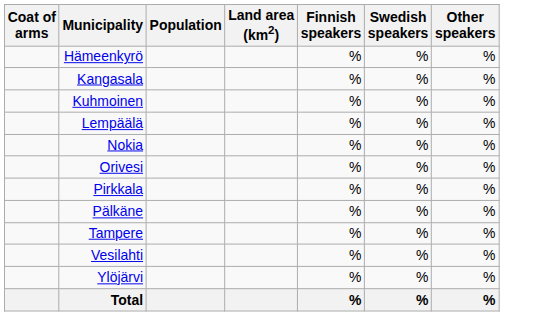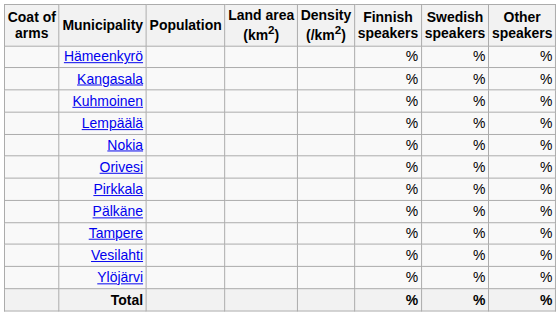+ column: (326, 26)
